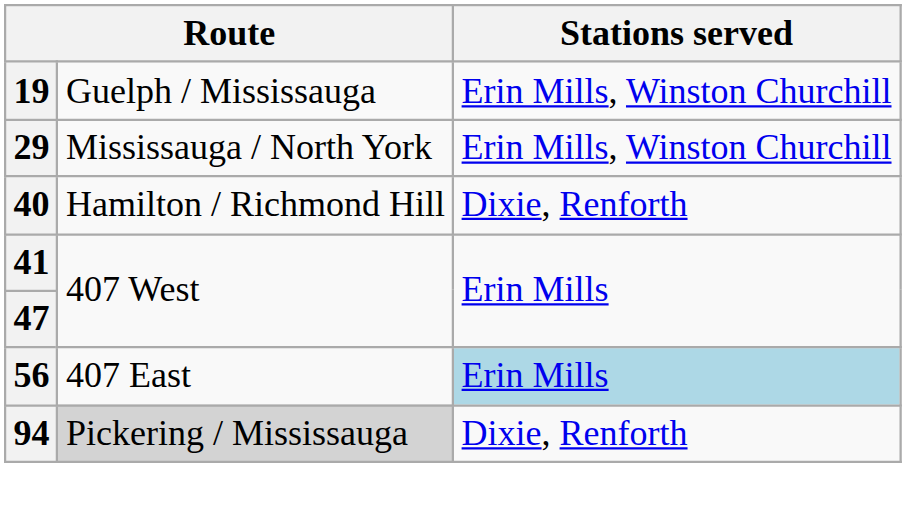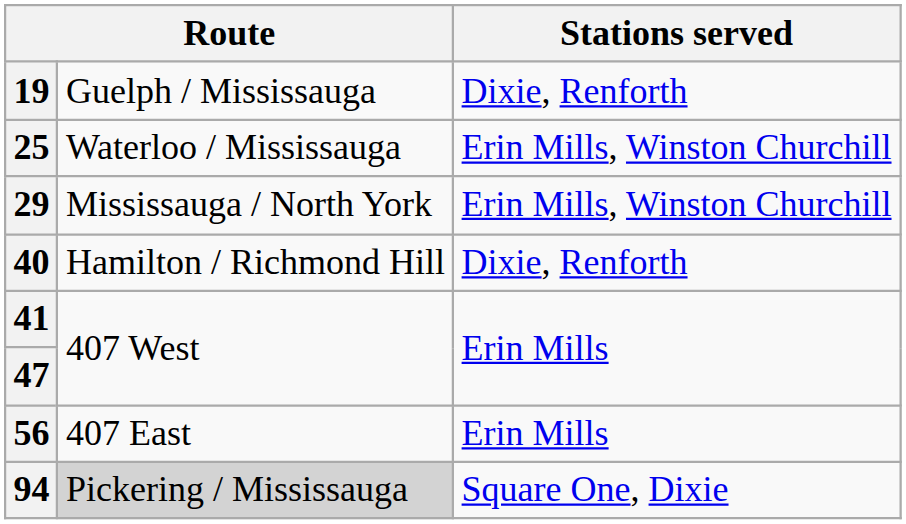(677, 90) Erin Mills, Winston Churchill -> (575, 90) Dixie, Renforth
+ row: (31, 147)
(535, 375) lightblue background -> (535, 432) no background
(575, 432) Dixie, Renforth -> (595, 489) Square One, Dixie
